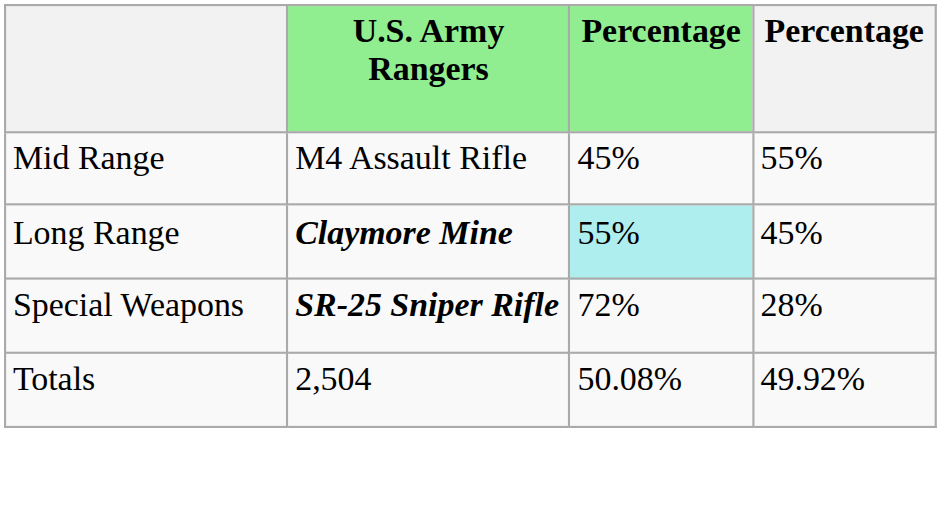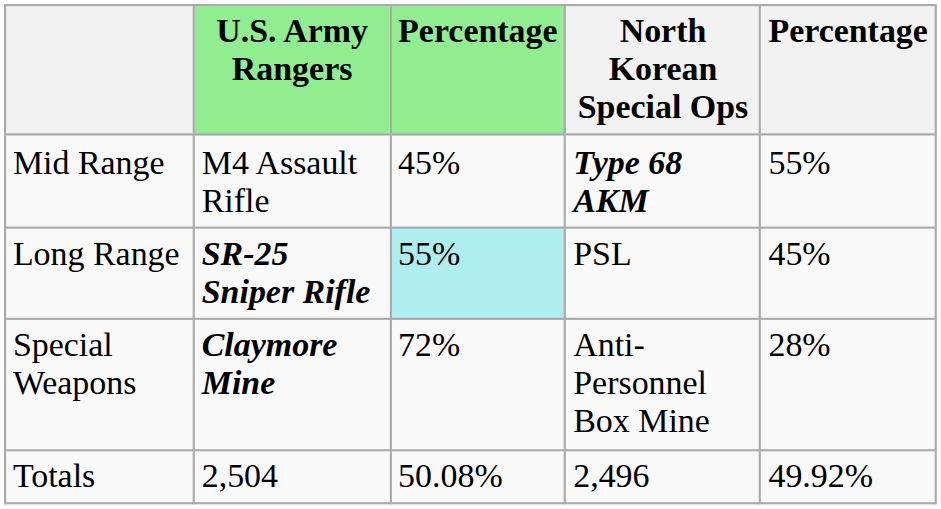+ column: (663, 69)
(404, 231) Claymore Mine -> (286, 272) SR-25 Sniper Rifle
(427, 305) SR-25 Sniper Rifle -> (270, 364) Claymore Mine
